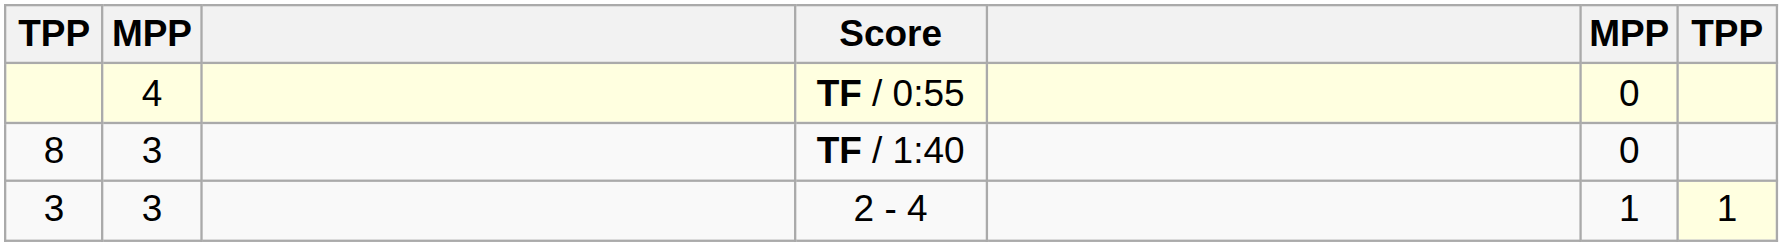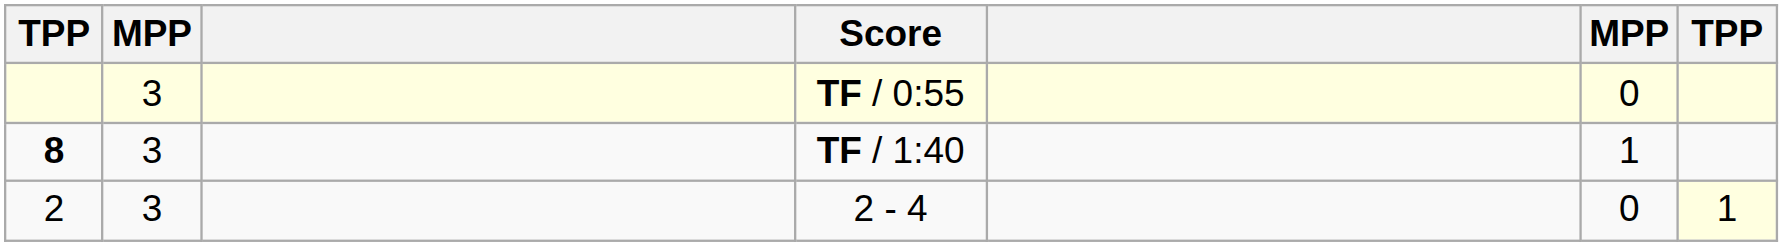(152, 92) 4 -> (152, 92) 3
(54, 151) normal -> (54, 151) bold
(1629, 151) 0 -> (1629, 151) 1
(54, 209) 3 -> (54, 209) 2
(1629, 209) 1 -> (1629, 209) 0
